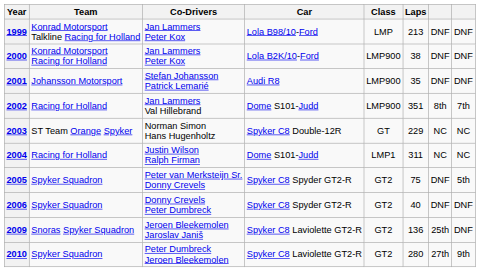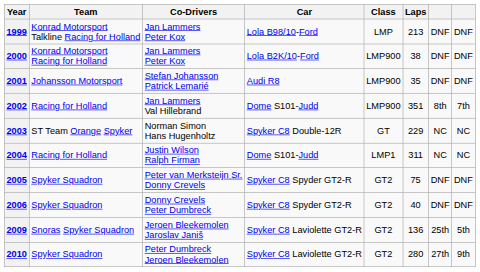(463, 180) 5th -> (463, 180) DNF
(463, 230) DNF -> (463, 230) 5th
